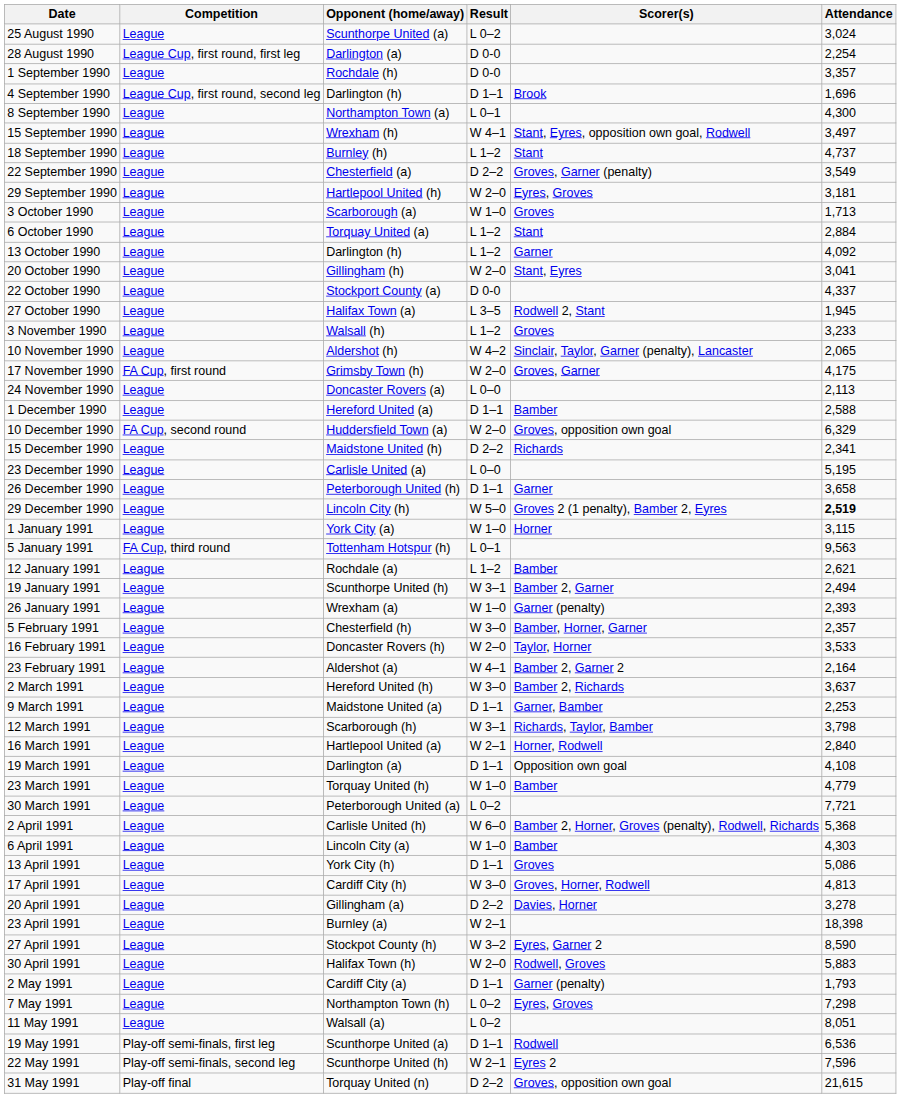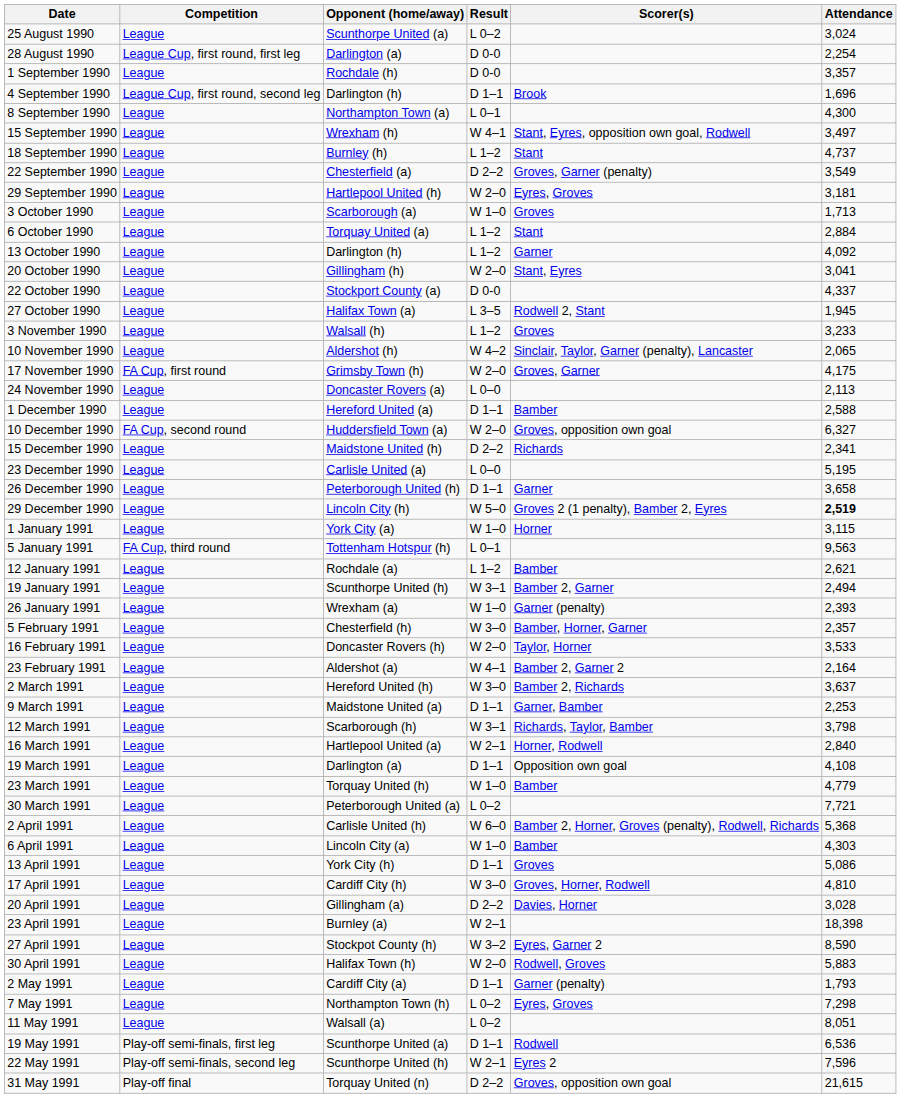(840, 430) 6,329 -> (840, 430) 6,327
(840, 885) 4,813 -> (840, 885) 4,810
(840, 905) 3,278 -> (840, 905) 3,028
